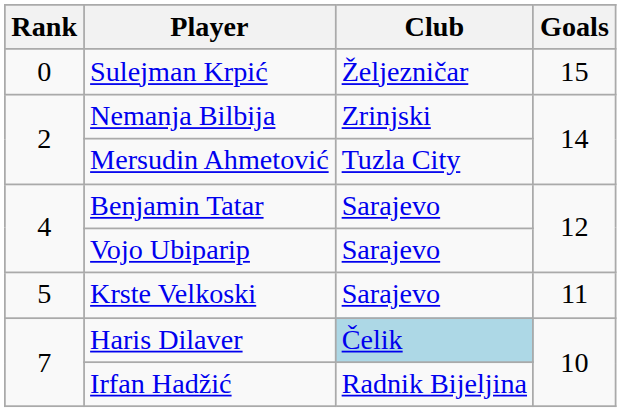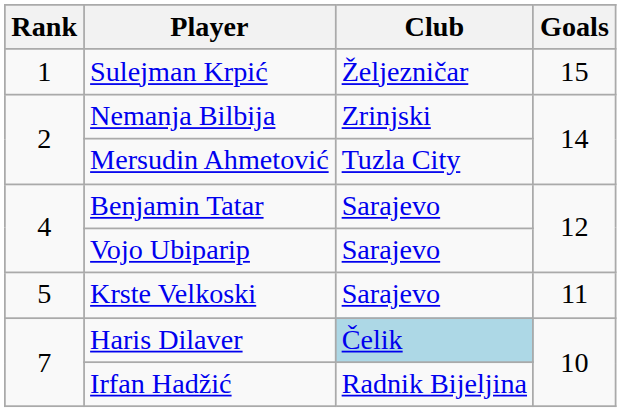(44, 71) 0 -> (44, 71) 1
